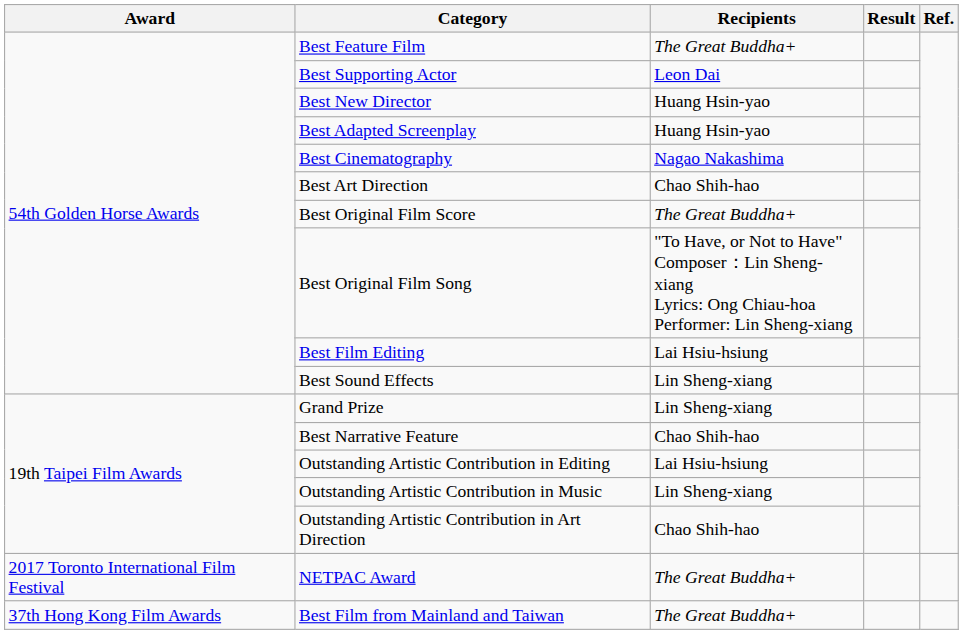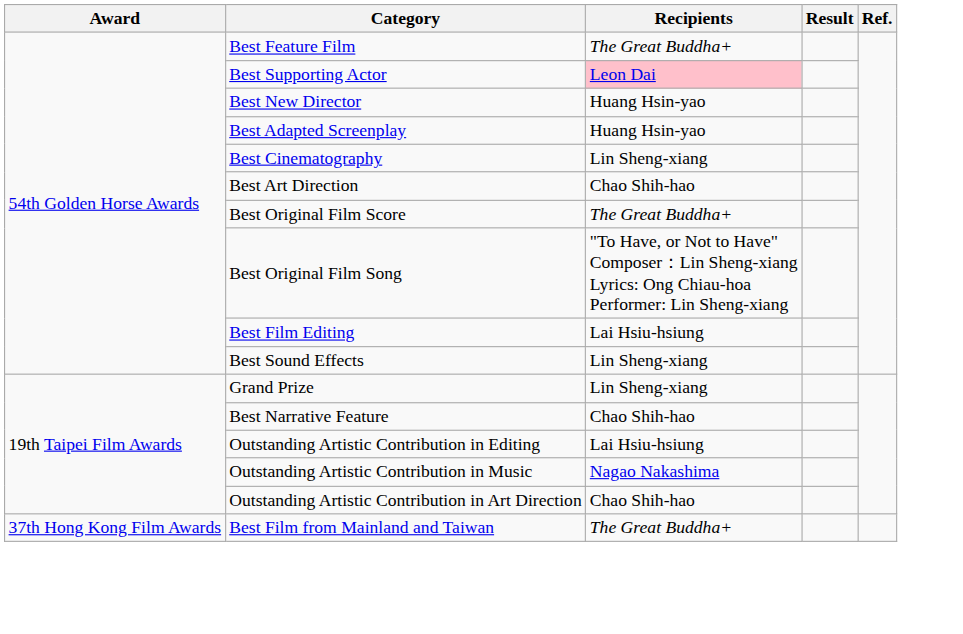(687, 74) no background -> (623, 74) pink background
(719, 158) Nagao Nakashima -> (649, 158) Lin Sheng-xiang
(713, 491) Lin Sheng-xiang -> (655, 471) Nagao Nakashima
- row: (357, 577)
